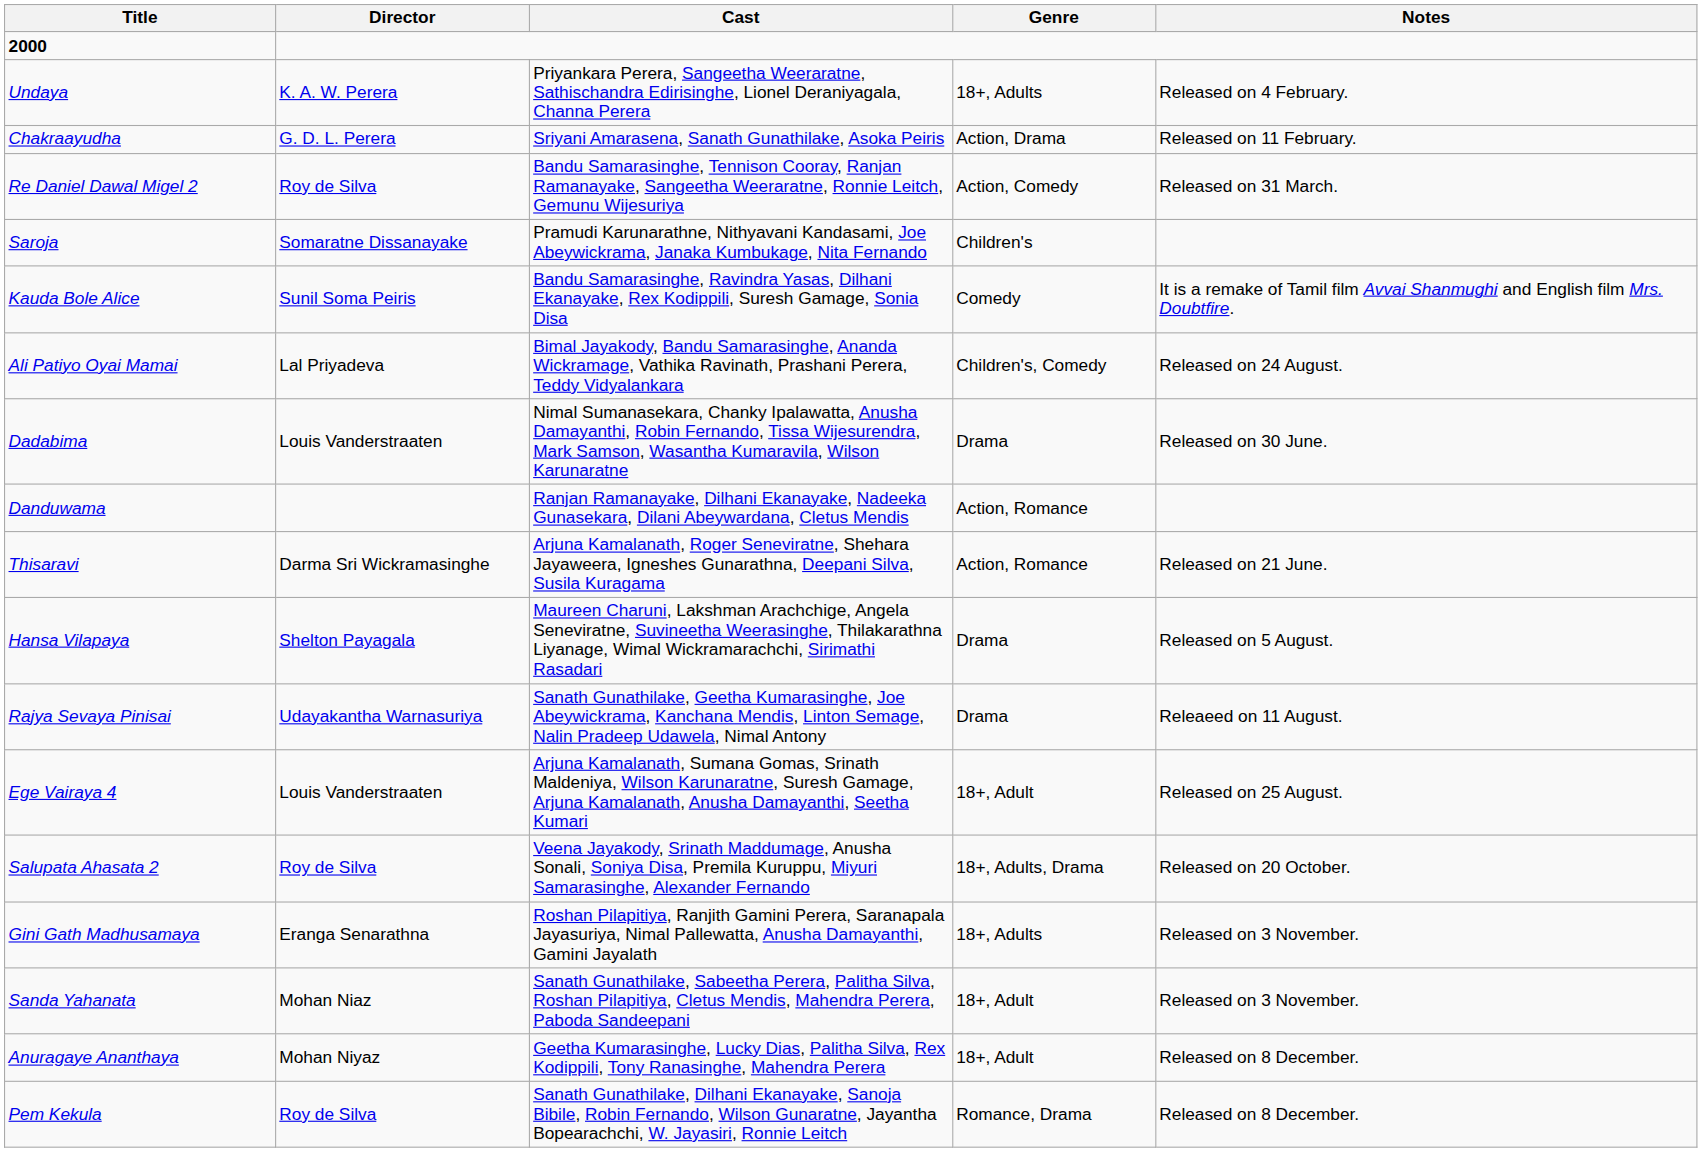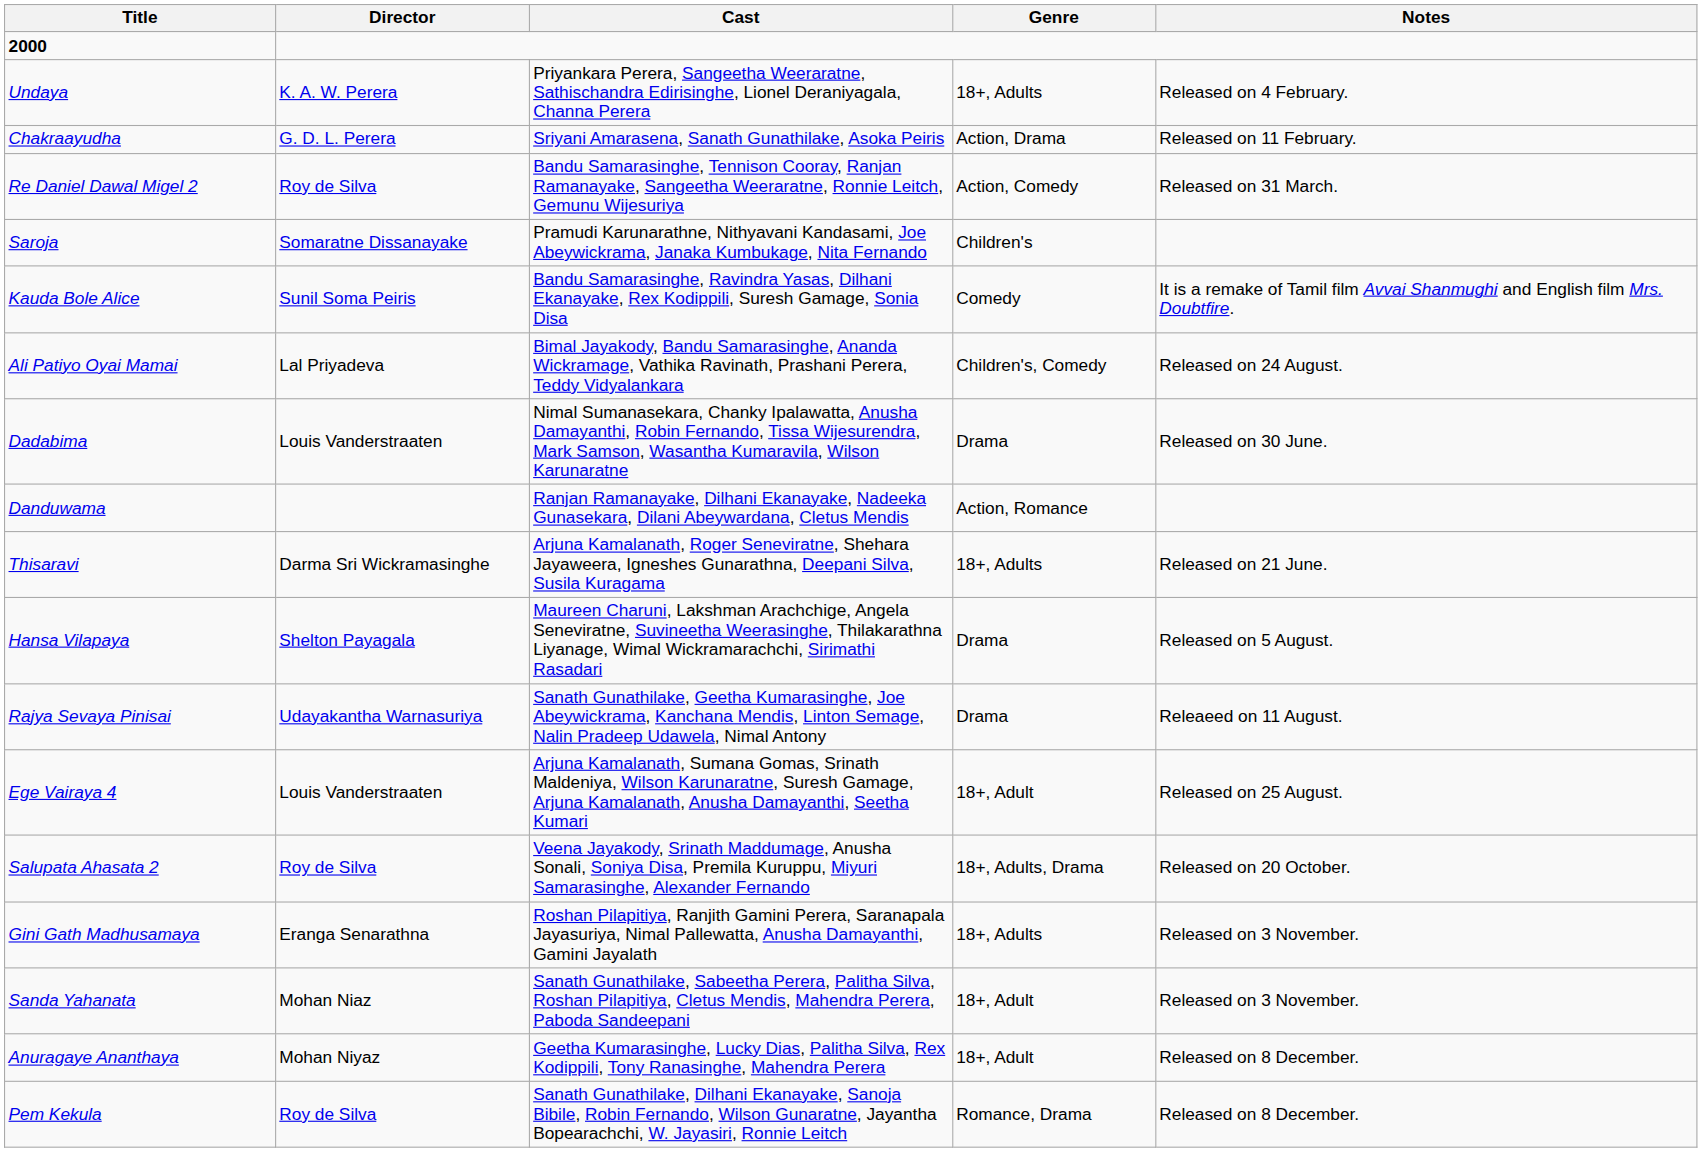(1022, 564) Action, Romance -> (999, 564) 18+, Adults
